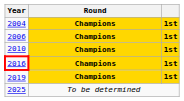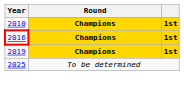- row: (17, 23)
- row: (17, 36)
